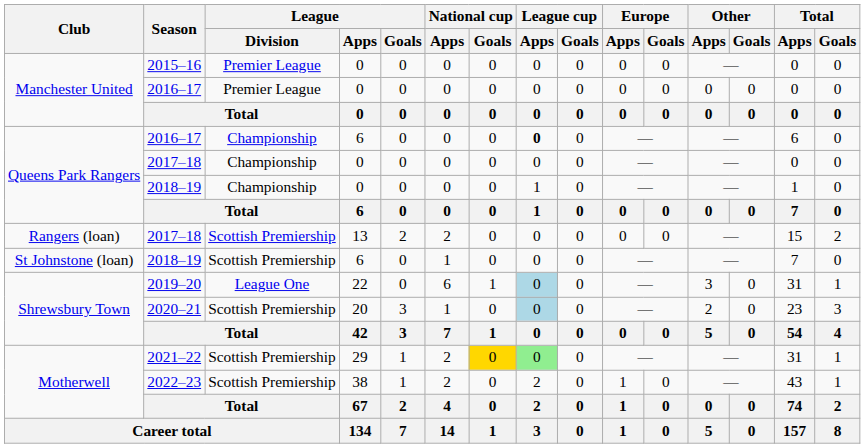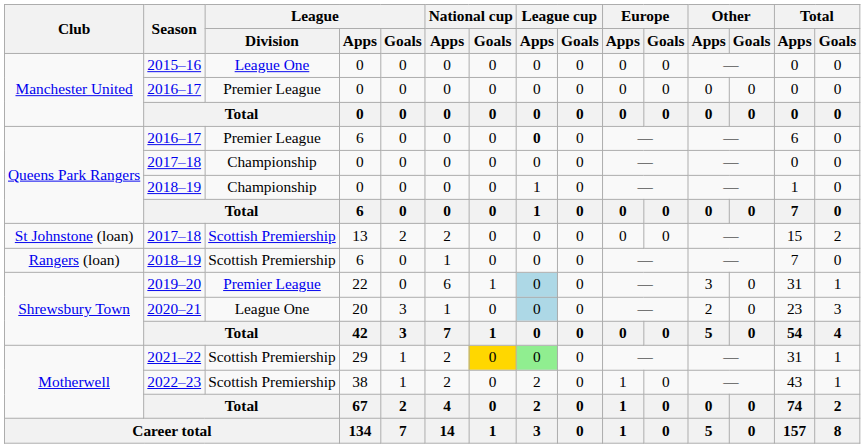(272, 65) Premier League -> (272, 65) League One
(272, 138) Championship -> (272, 138) Premier League
(74, 235) Rangers (loan) -> (74, 235) St Johnstone (loan)
(74, 260) St Johnstone (loan) -> (74, 260) Rangers (loan)
(272, 284) League One -> (272, 284) Premier League
(272, 308) Scottish Premiership -> (272, 308) League One
